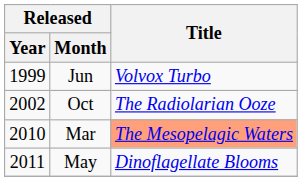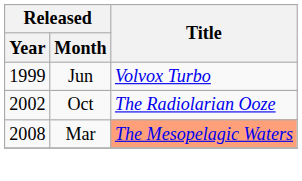(27, 133) 2010 -> (27, 133) 2008
- row: (80, 162)
